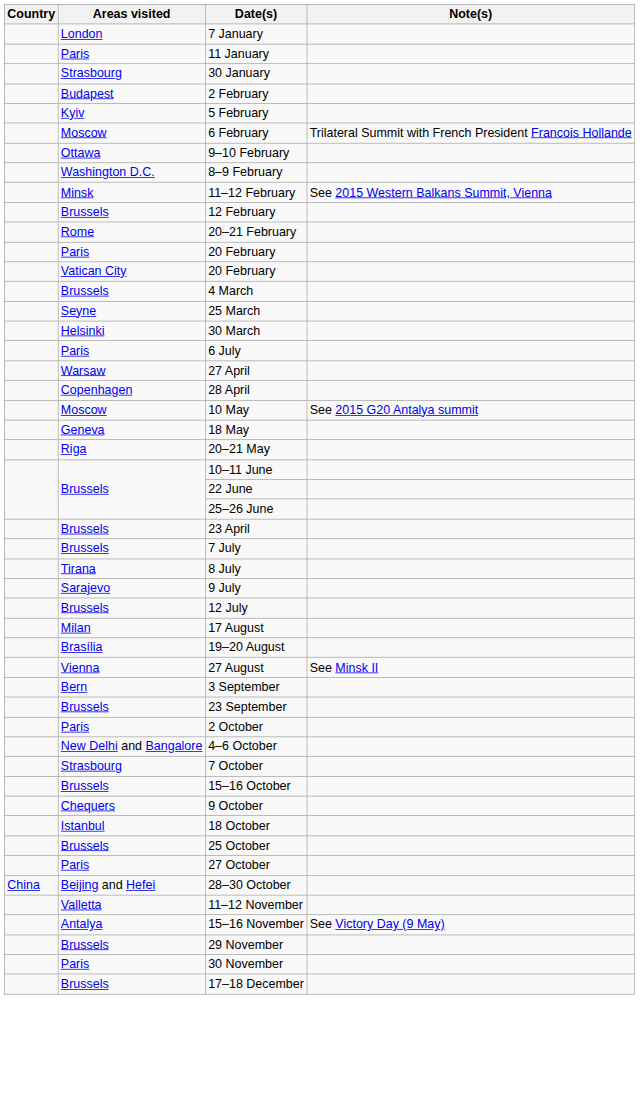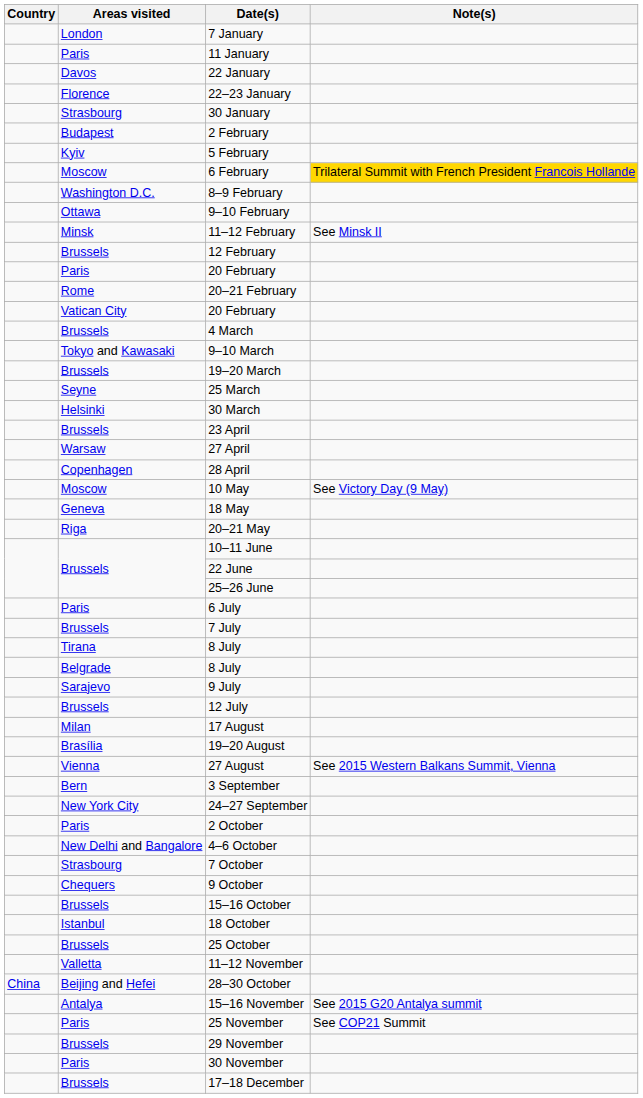+ row: (79, 73)
+ row: (85, 93)
(471, 133) no background -> (474, 172) gold background
rows swapped: (108, 172) <-> (81, 152)
(431, 192) See 2015 Western Balkans Summit, Vienna -> (347, 232) See Minsk II
rows swapped: (75, 251) <-> (78, 232)
+ row: (118, 350)
+ row: (85, 370)
rows swapped: (85, 529) <-> (75, 350)
(394, 410) See 2015 G20 Antalya summit -> (381, 489) See Victory Day (9 May)
+ row: (86, 667)
(344, 667) See Minsk II -> (434, 766) See 2015 Western Balkans Summit, Vienna
- row: (85, 707)
+ row: (100, 806)
rows swapped: (88, 806) <-> (85, 786)
- row: (75, 865)
rows swapped: (108, 885) <-> (81, 905)
(377, 924) See Victory Day (9 May) -> (397, 1004) See 2015 G20 Antalya summit
+ row: (75, 1023)
